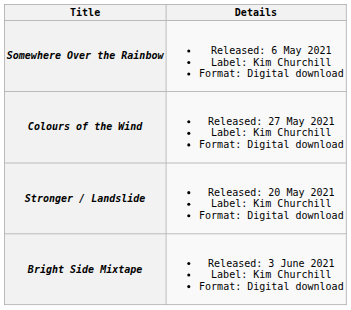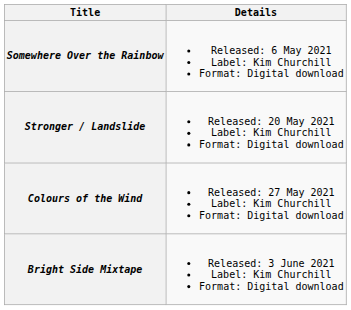rows swapped: (85, 198) <-> (85, 127)
